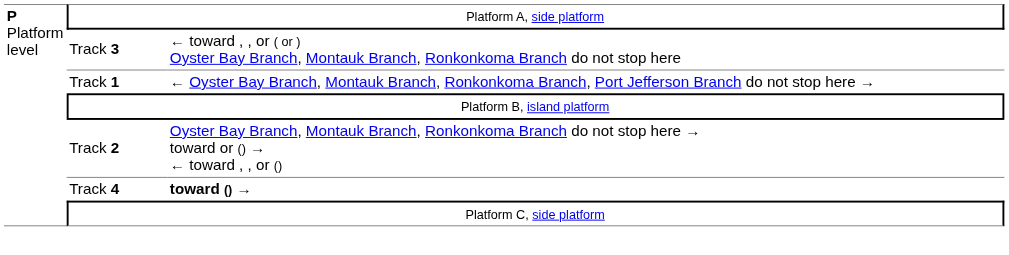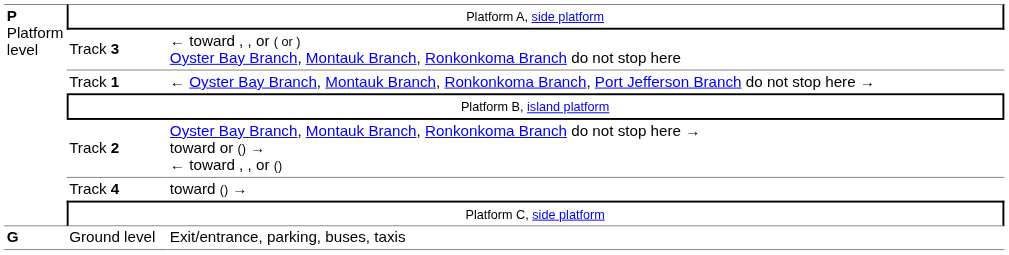(211, 189) bold -> (209, 189) normal
+ row: (112, 237)
